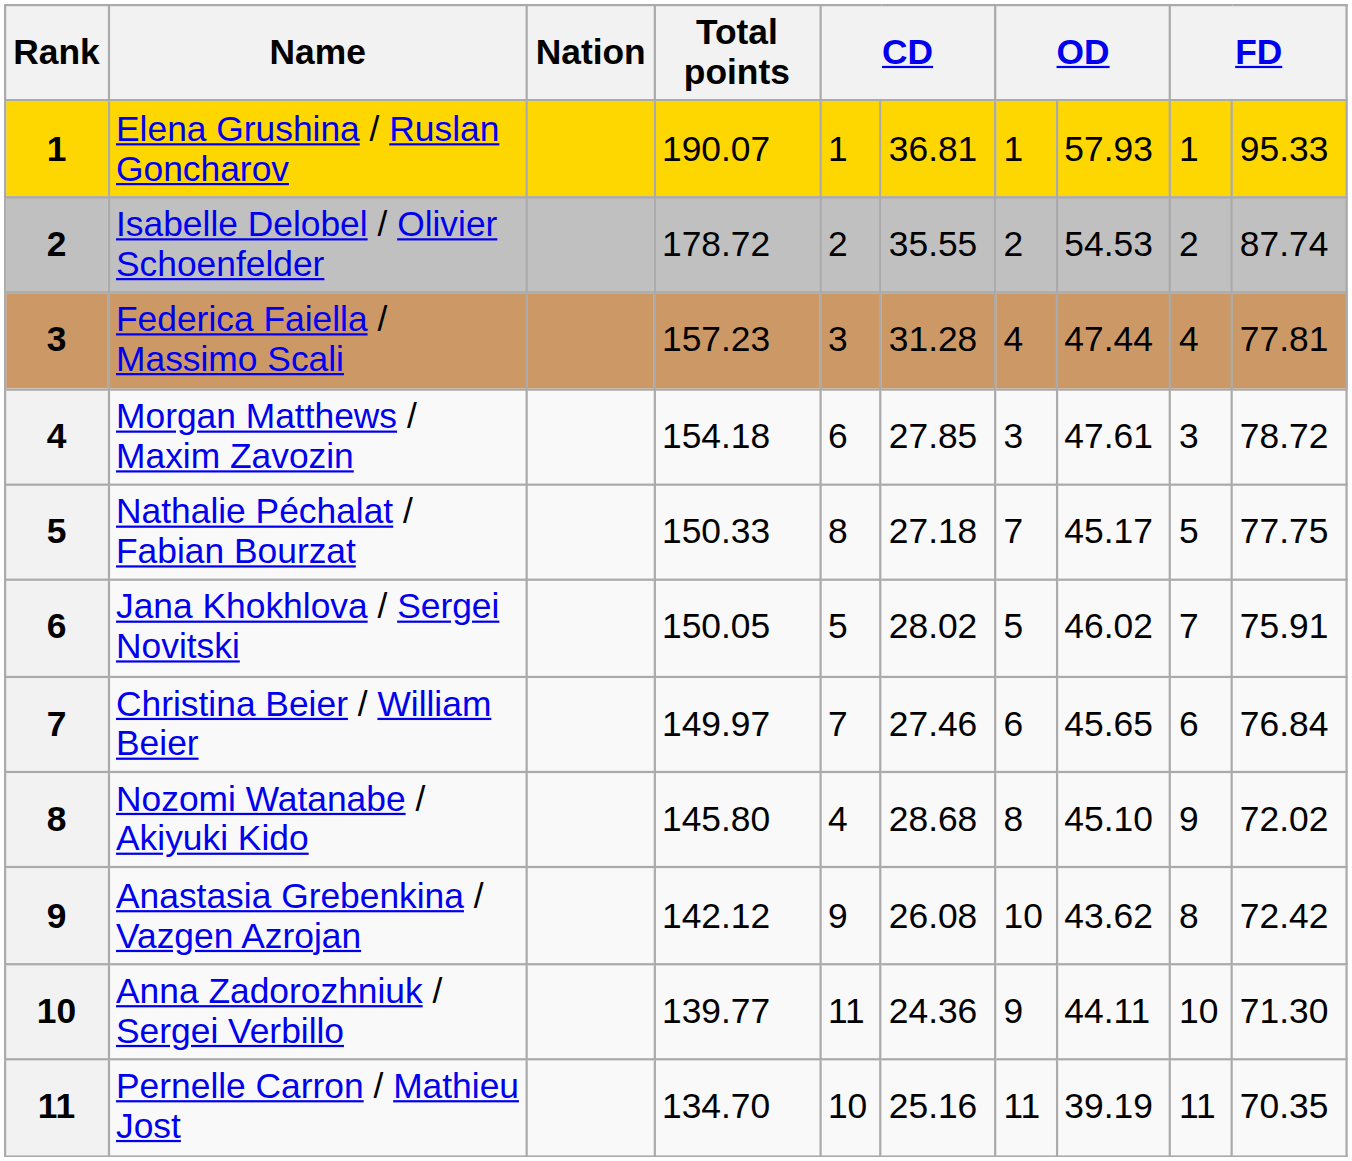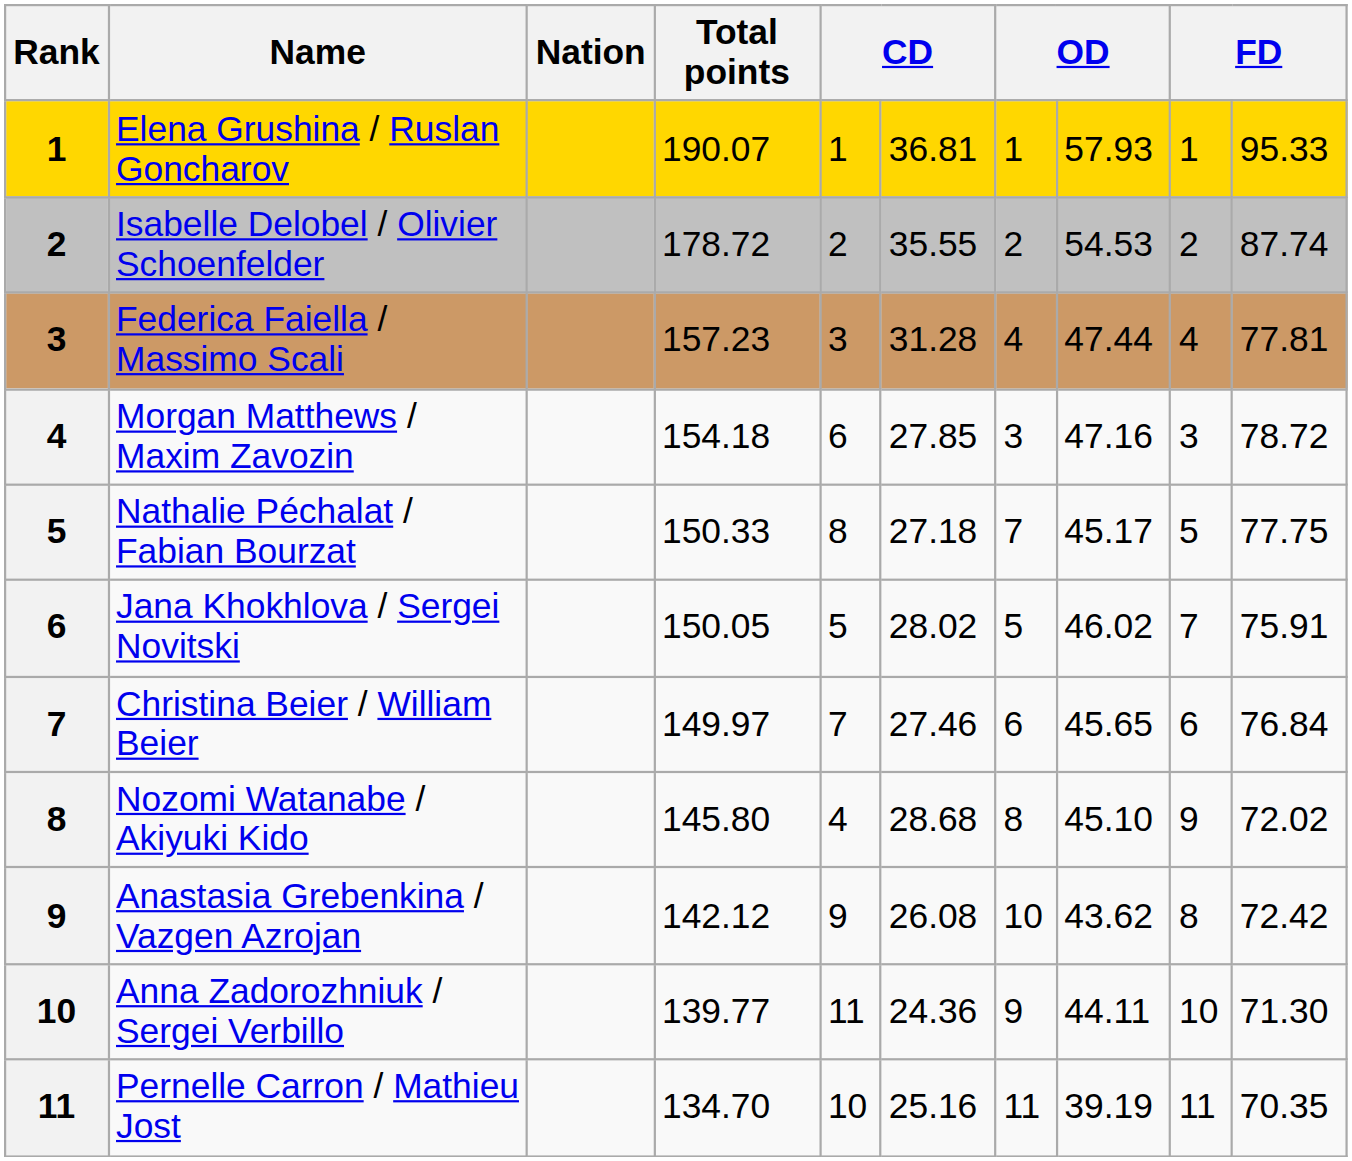(1109, 435) 47.61 -> (1109, 435) 47.16
